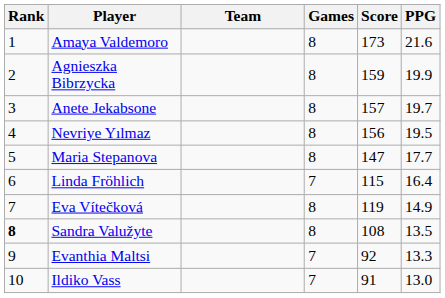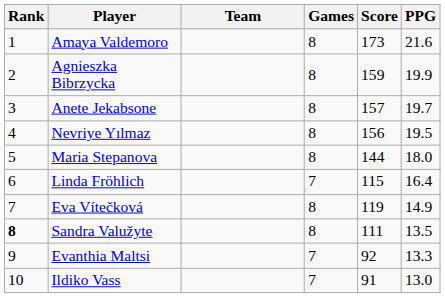(373, 157) 147 -> (373, 157) 144
(419, 157) 17.7 -> (419, 157) 18.0
(373, 231) 108 -> (372, 231) 111
